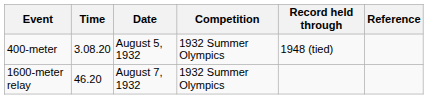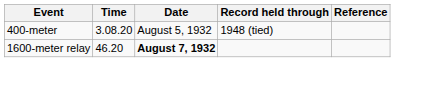- column: (227, 19)
(139, 79) normal -> (176, 48) bold
